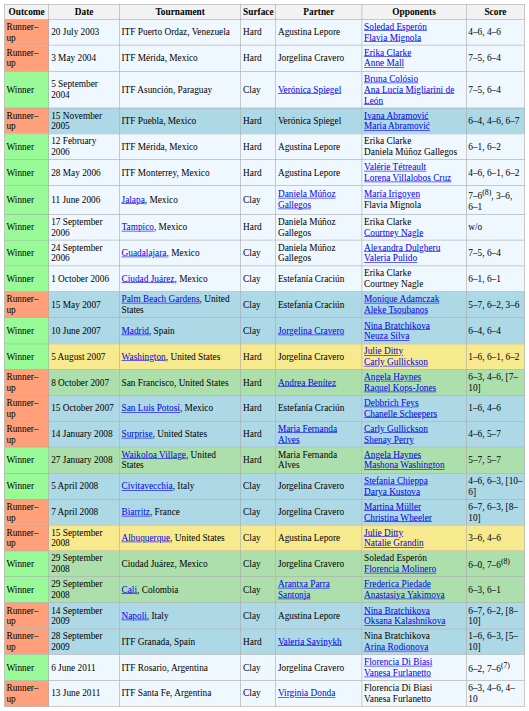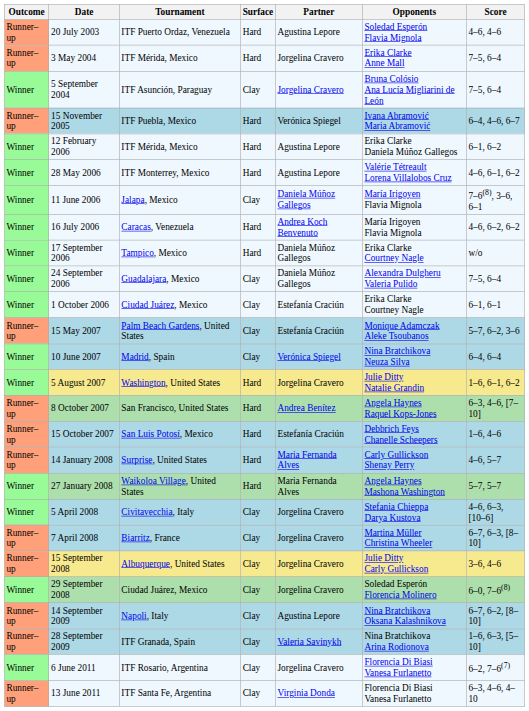(310, 89) Verónica Spiegel -> (311, 89) Jorgelina Cravero
+ row: (75, 226)
(311, 330) Jorgelina Cravero -> (309, 356) Verónica Spiegel
(396, 356) Julie Ditty Carly Gullickson -> (394, 382) Julie Ditty Natalie Grandin
(309, 537) Agustina Lepore -> (311, 563) Jorgelina Cravero
(394, 537) Julie Ditty Natalie Grandin -> (396, 563) Julie Ditty Carly Gullickson
- row: (77, 589)
(252, 641) Hard -> (251, 641) Clay
